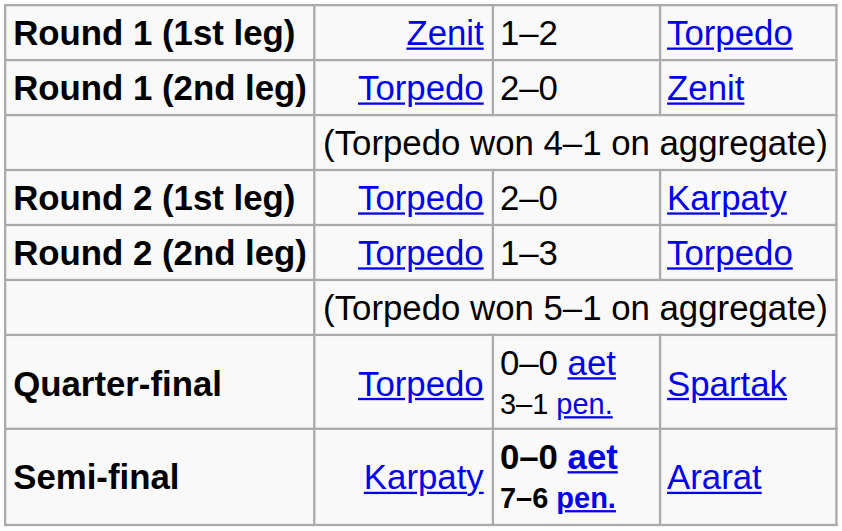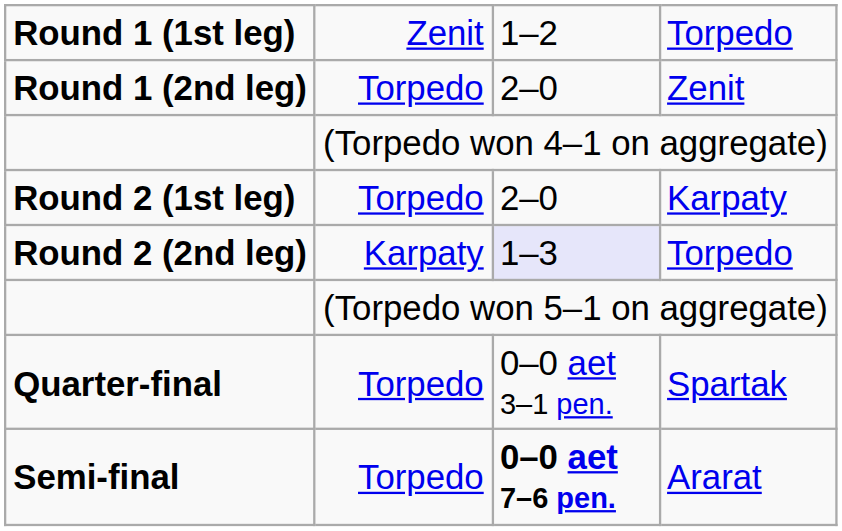(421, 253) Torpedo -> (424, 253) Karpaty
(529, 253) no background -> (529, 253) lavender background
(424, 477) Karpaty -> (421, 477) Torpedo
